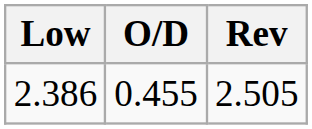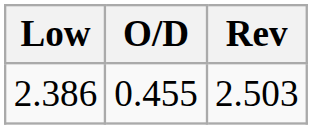(257, 92) 2.505 -> (257, 92) 2.503
